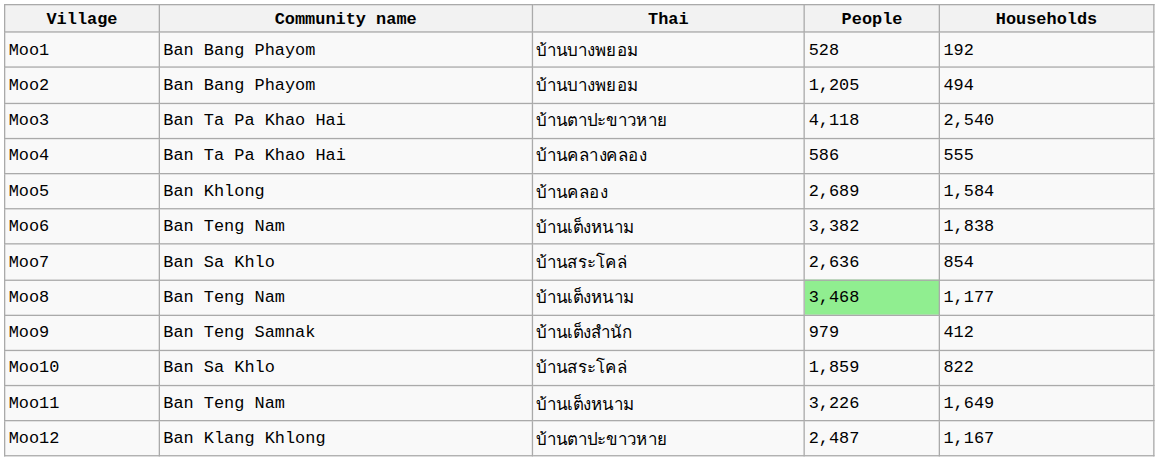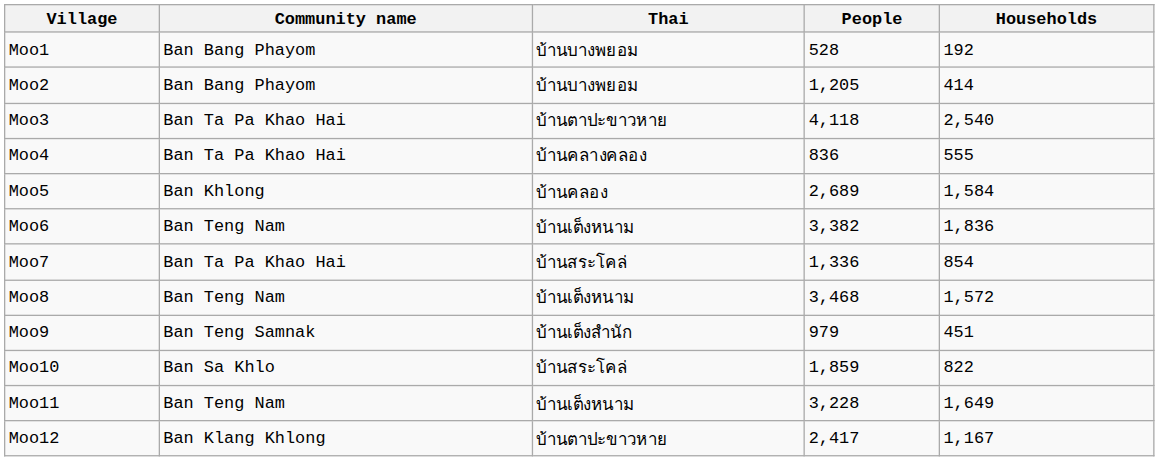(959, 85) 494 -> (959, 85) 414
(824, 156) 586 -> (824, 156) 836
(969, 227) 1,838 -> (969, 227) 1,836
(219, 262) Ban Sa Khlo -> (255, 262) Ban Ta Pa Khao Hai
(834, 262) 2,636 -> (834, 262) 1,336
(834, 297) lightgreen background -> (834, 297) no background
(969, 297) 1,177 -> (969, 297) 1,572
(959, 333) 412 -> (959, 333) 451
(834, 403) 3,226 -> (834, 403) 3,228
(834, 439) 2,487 -> (834, 439) 2,417
